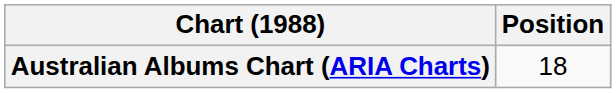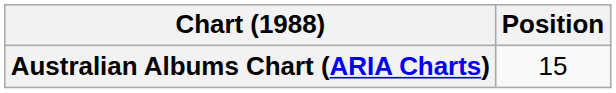(553, 66) 18 -> (553, 66) 15
